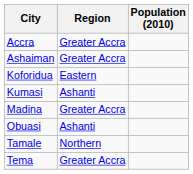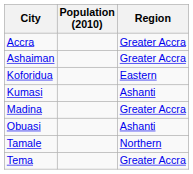columns swapped: (92, 19) <-> (158, 19)
